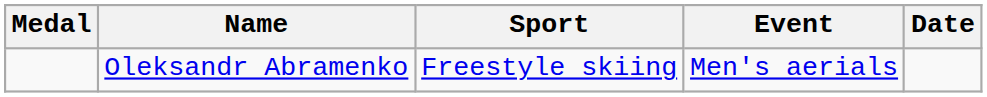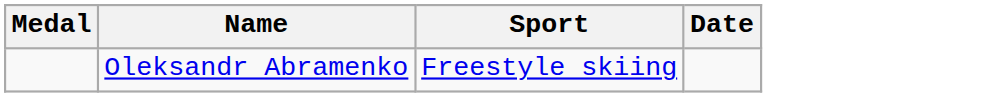- column: (794, 27)
